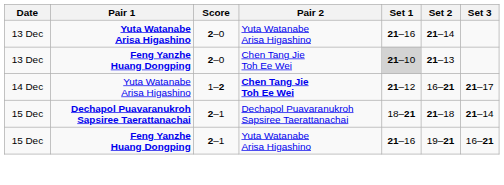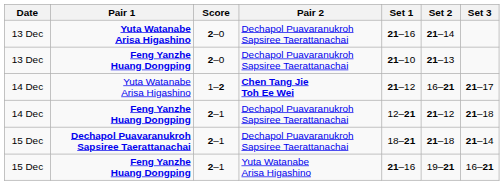(276, 34) Yuta Watanabe Arisa Higashino -> (297, 34) Dechapol Puavaranukroh Sapsiree Taerattanachai
(273, 61) Chen Tang Jie Toh Ee Wei -> (297, 61) Dechapol Puavaranukroh Sapsiree Taerattanachai
(401, 61) lightgrey background -> (401, 61) no background
+ row: (27, 114)
